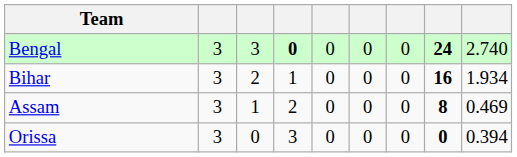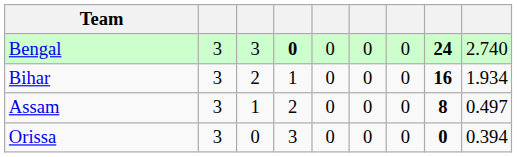(487, 107) 0.469 -> (487, 107) 0.497
